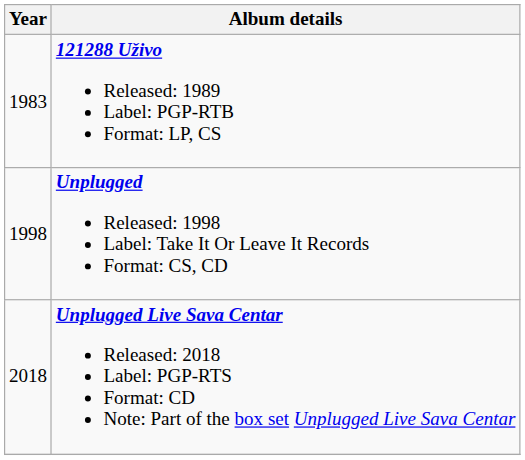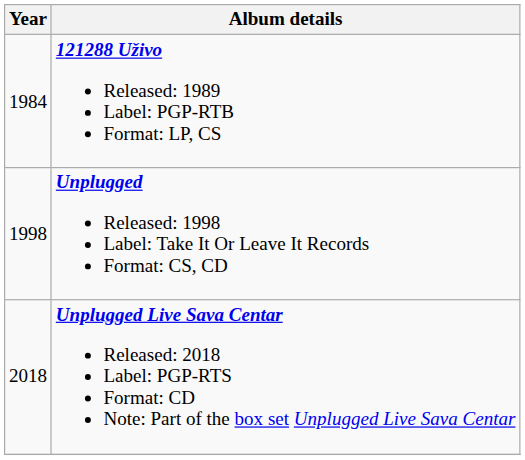(28, 100) 1983 -> (28, 100) 1984
